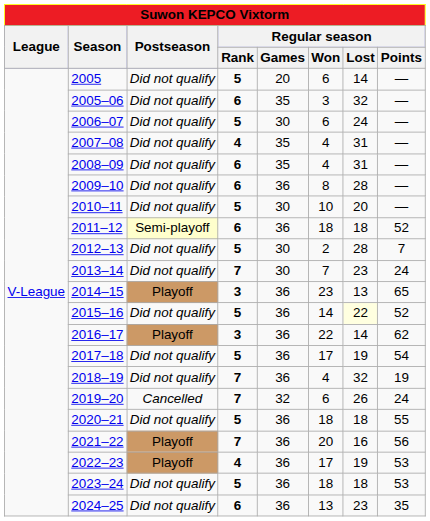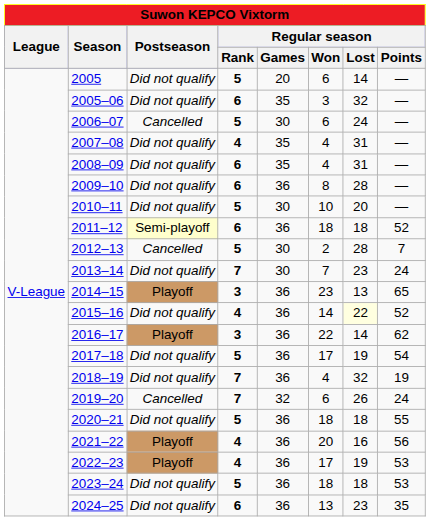(172, 121) Did not qualify -> (172, 121) Cancelled
(172, 249) Did not qualify -> (172, 249) Cancelled
(238, 313) 5 -> (238, 313) 4
(238, 441) 7 -> (238, 441) 4
